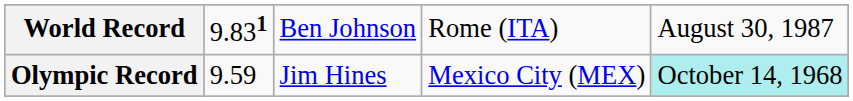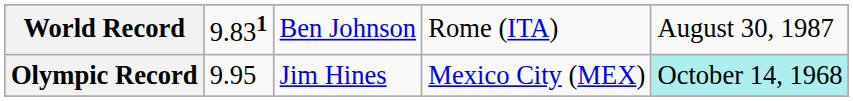(233, 74) 9.59 -> (233, 74) 9.95
